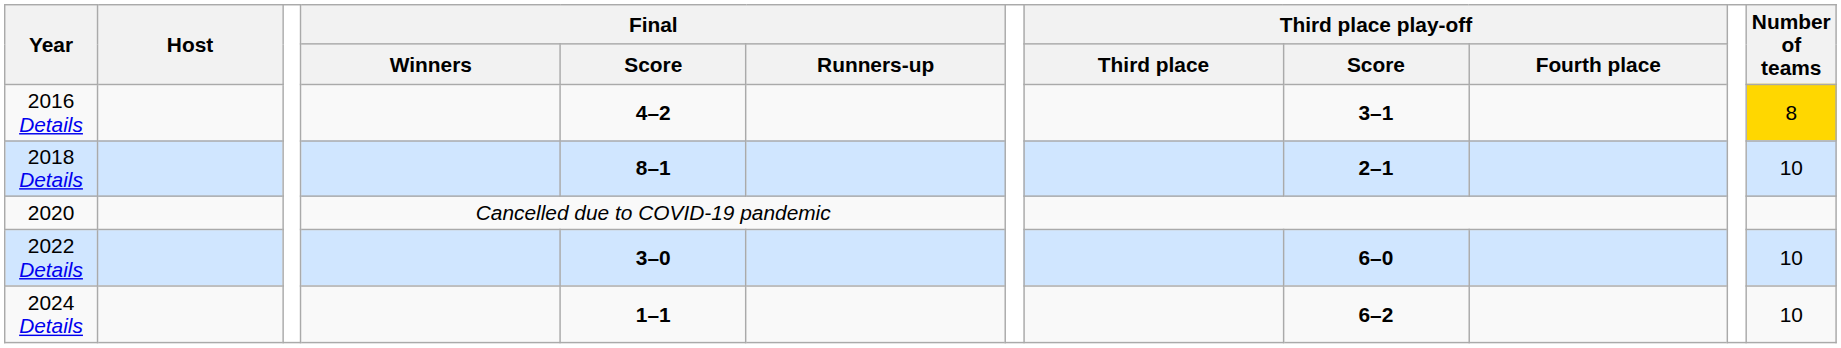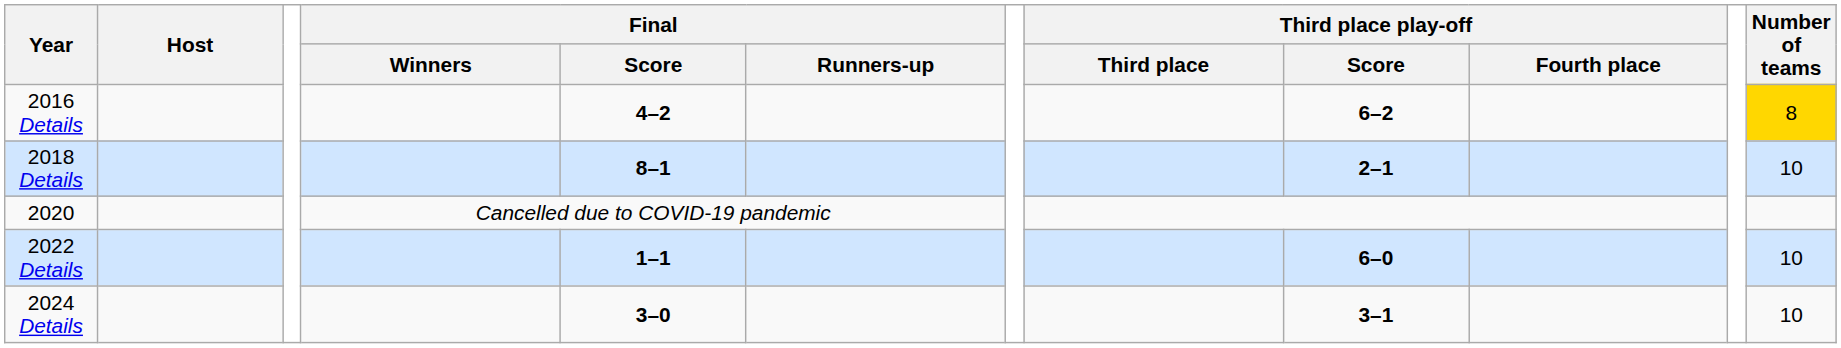(1376, 113) 3–1 -> (1376, 113) 6–2
(653, 258) 3–0 -> (653, 258) 1–1
(653, 314) 1–1 -> (653, 314) 3–0
(1376, 314) 6–2 -> (1376, 314) 3–1
